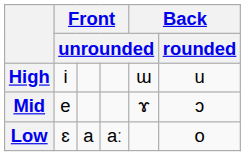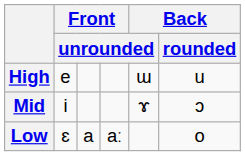(65, 77) i -> (65, 77) e
(65, 106) e -> (65, 106) i
